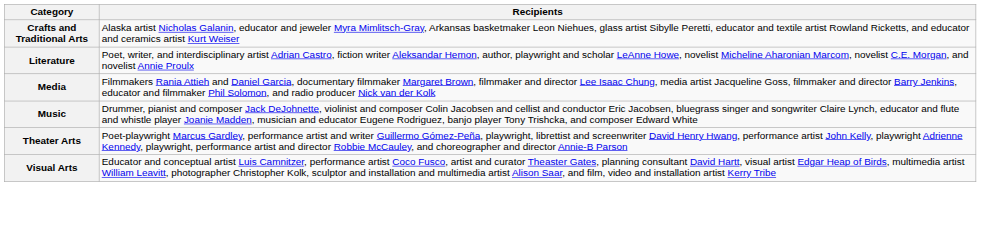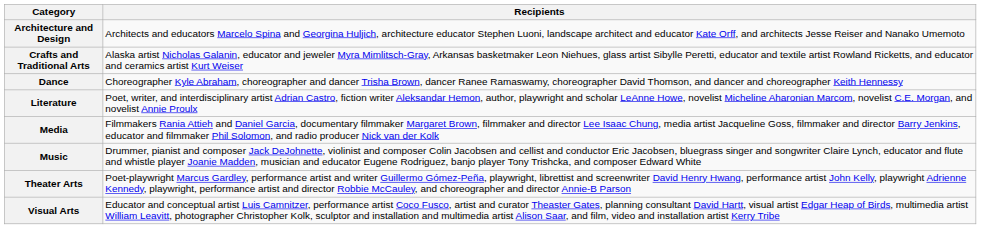+ row: (54, 33)
+ row: (54, 81)
